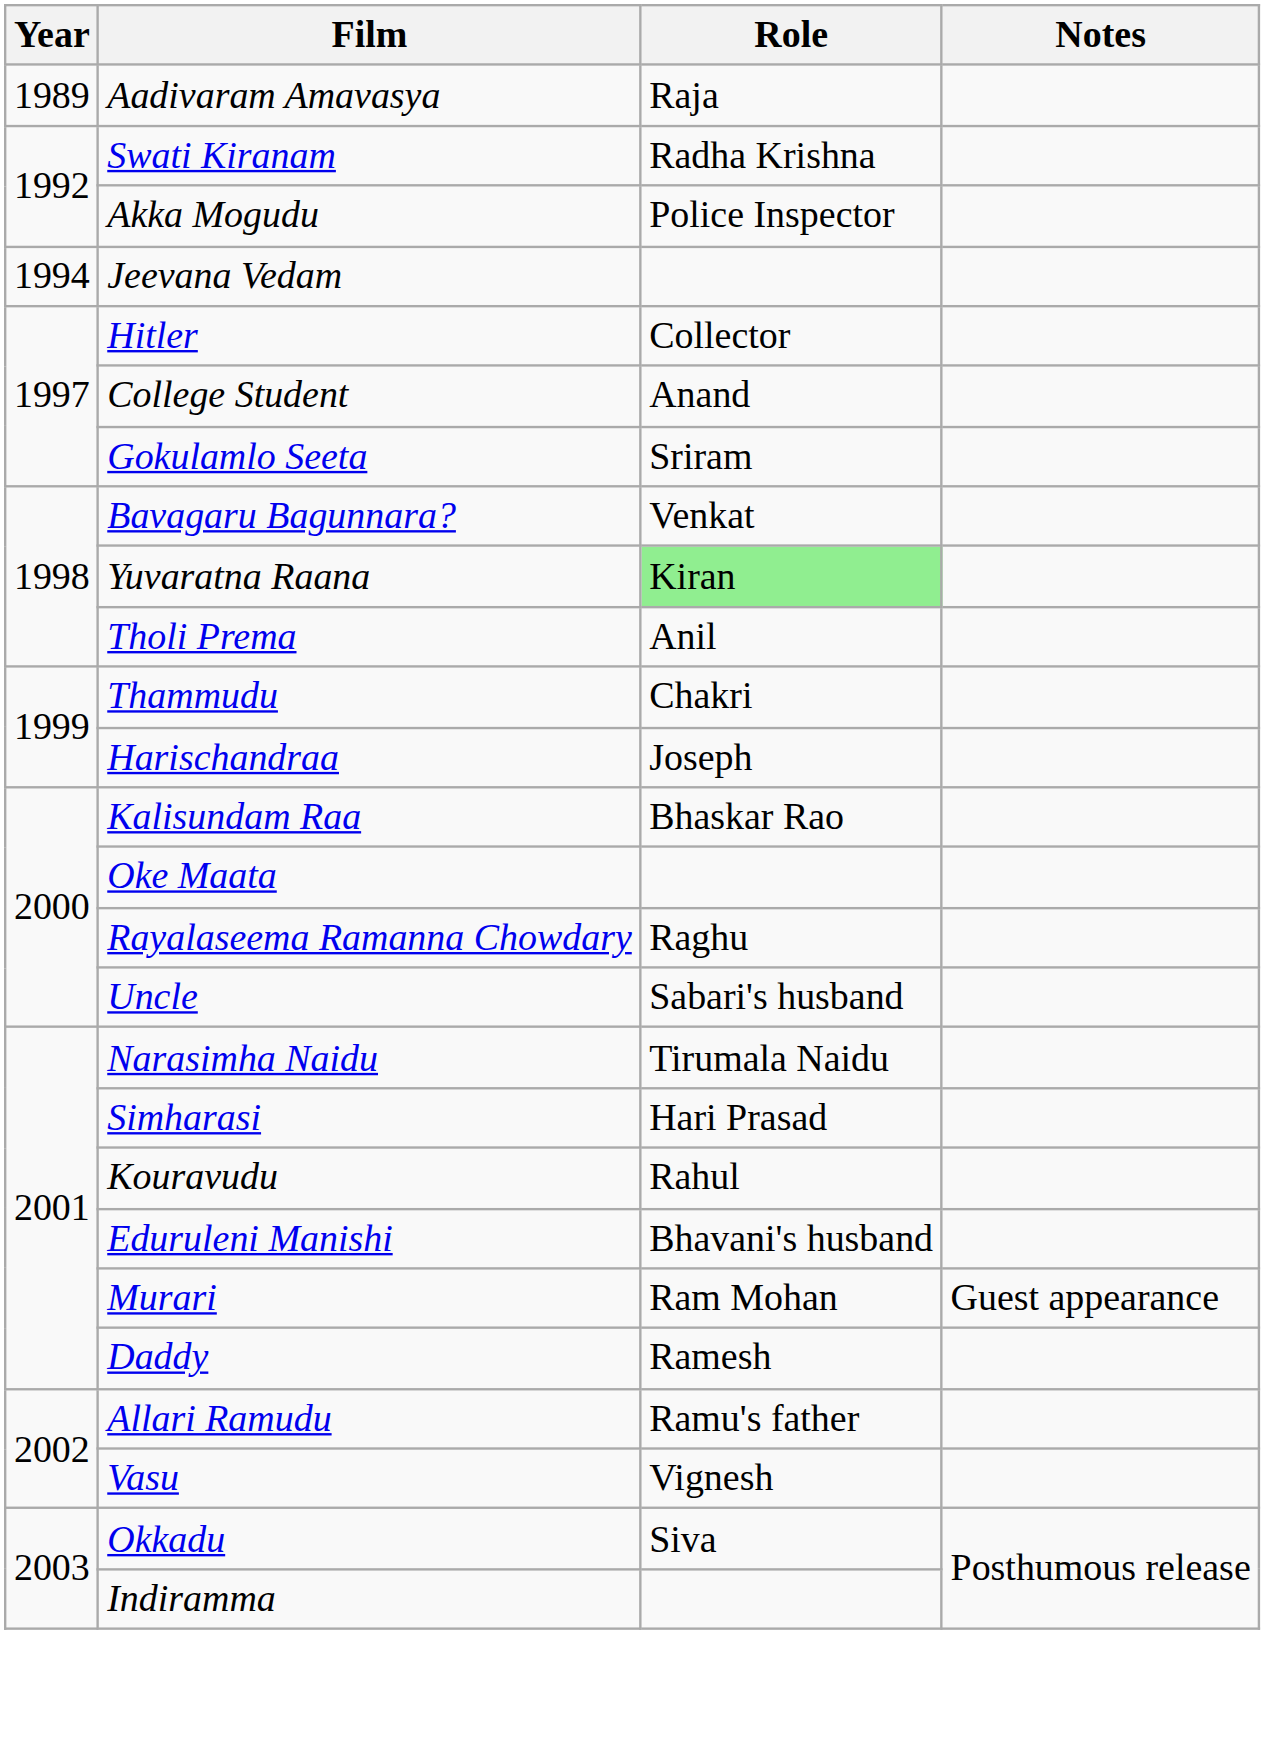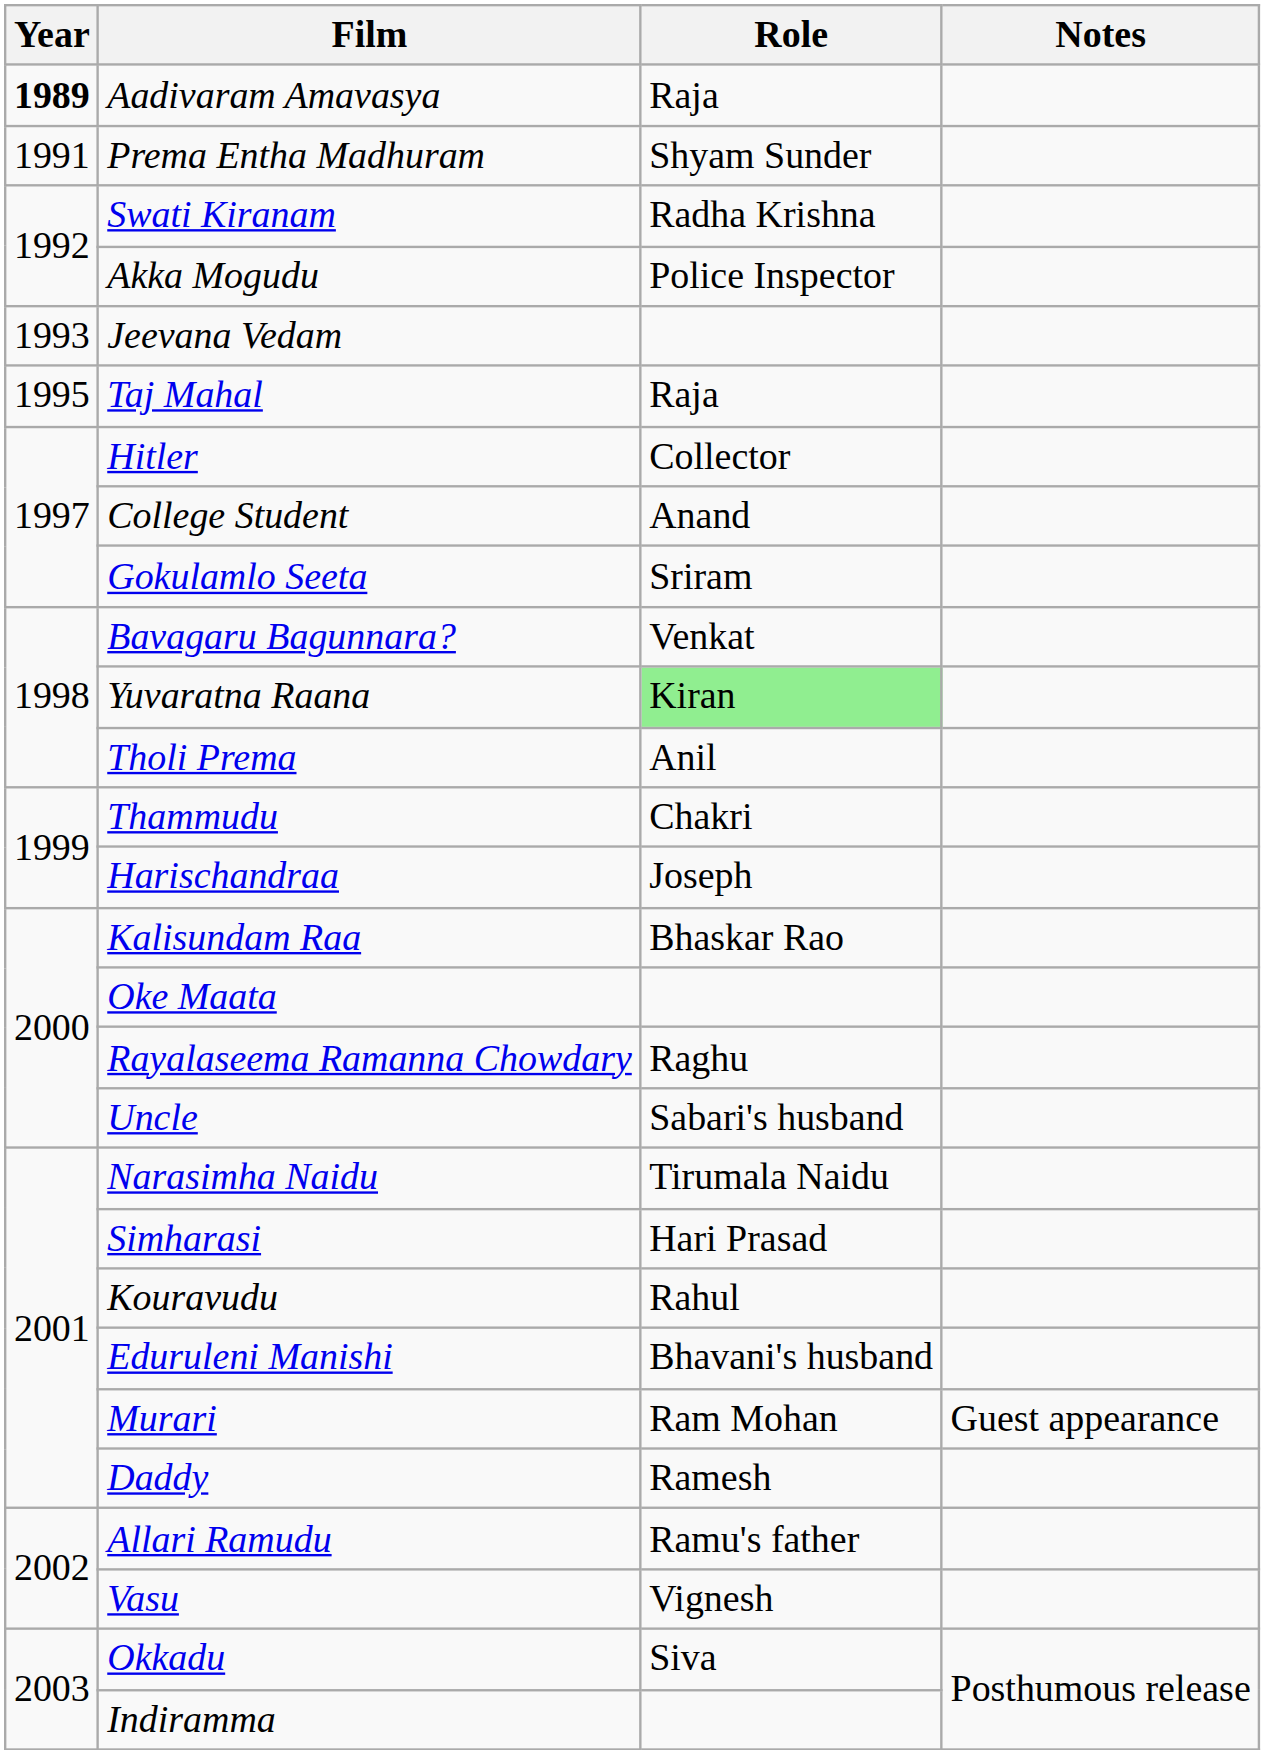(52, 94) normal -> (52, 94) bold
+ row: (296, 154)
(52, 275) 1994 -> (52, 335) 1993
+ row: (185, 395)
